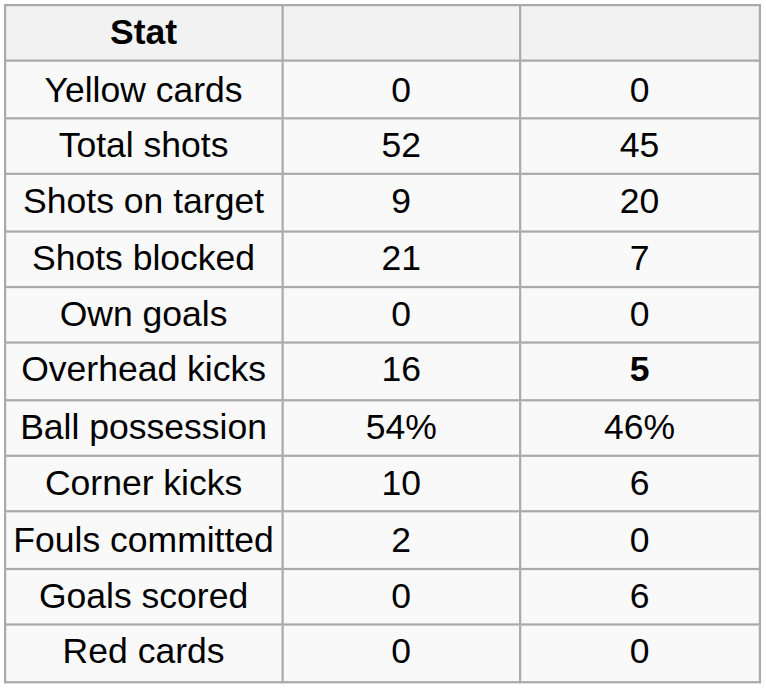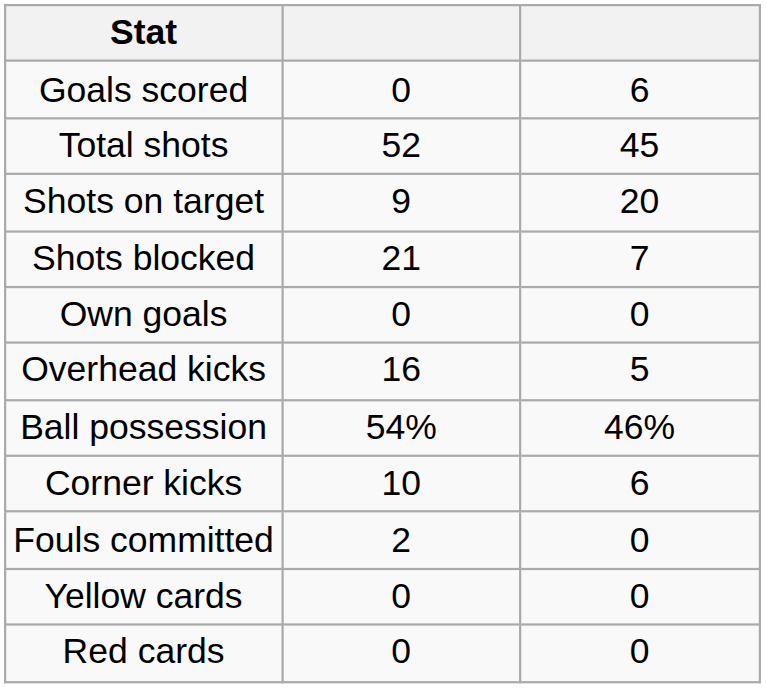rows swapped: (144, 595) <-> (144, 88)
(640, 370) bold -> (640, 370) normal
